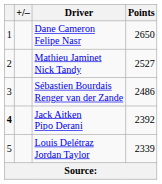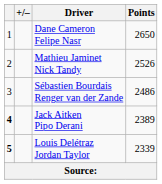(145, 63) 2527 -> (145, 63) 2526
(145, 120) 2392 -> (145, 120) 2389
(9, 149) normal -> (9, 149) bold
